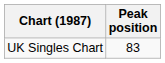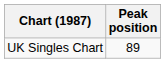(133, 48) 83 -> (133, 48) 89
